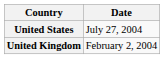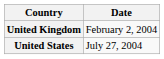rows swapped: (44, 45) <-> (44, 29)
